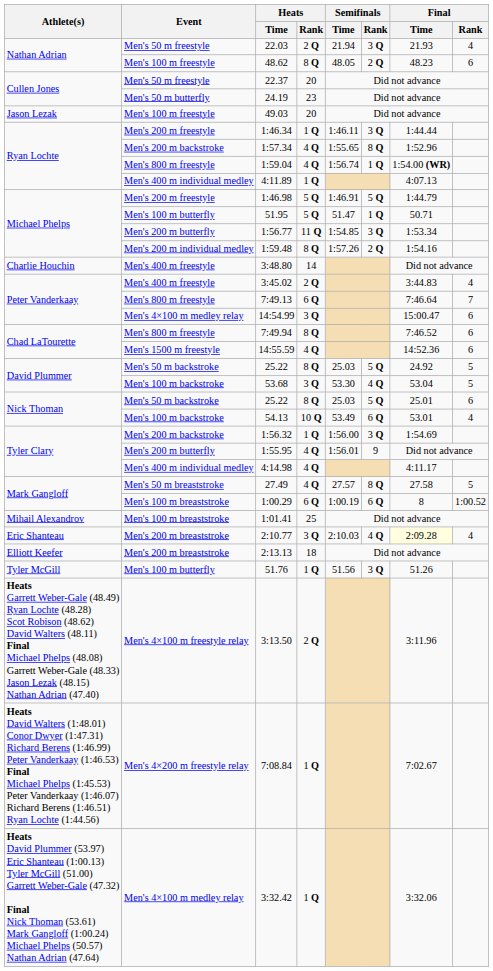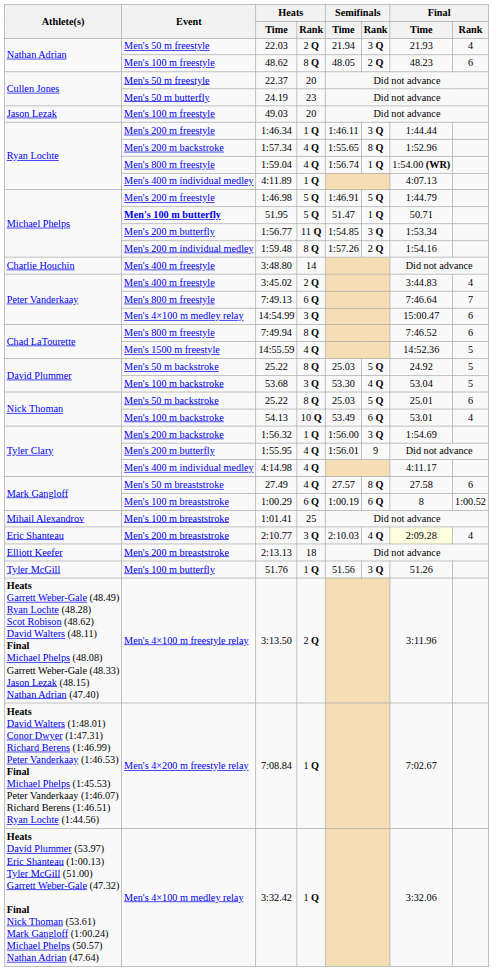(169, 215) normal -> (172, 215) bold
(470, 350) 6 -> (470, 350) 5
(470, 485) 5 -> (470, 485) 6
